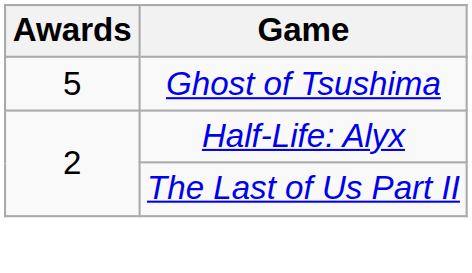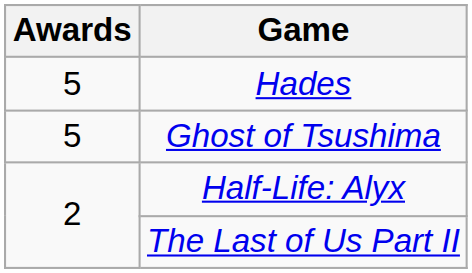+ row: (303, 83)
